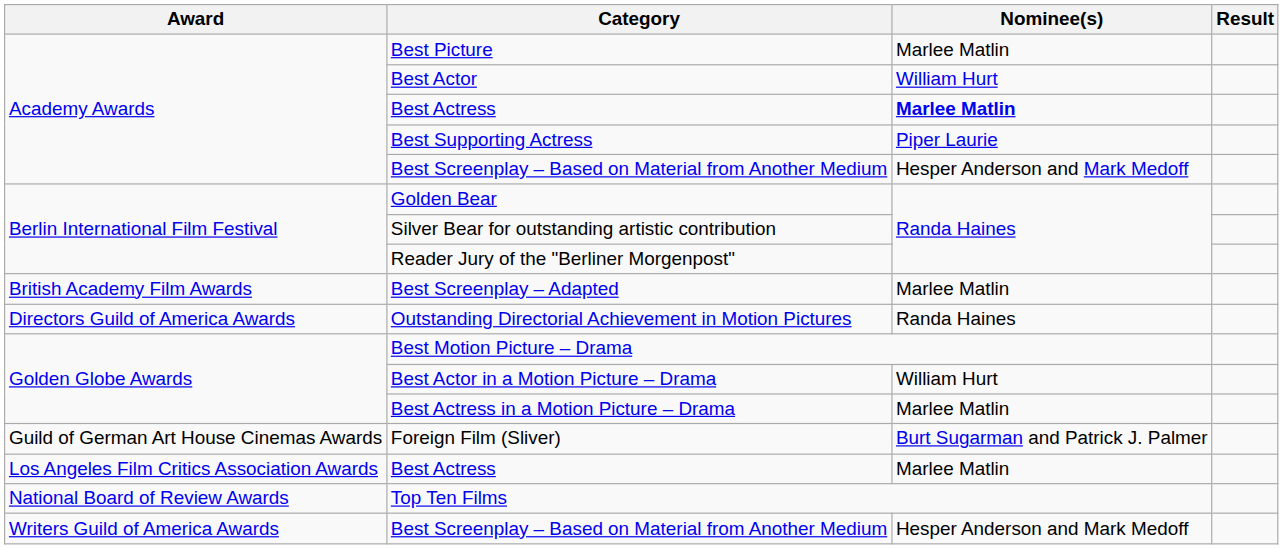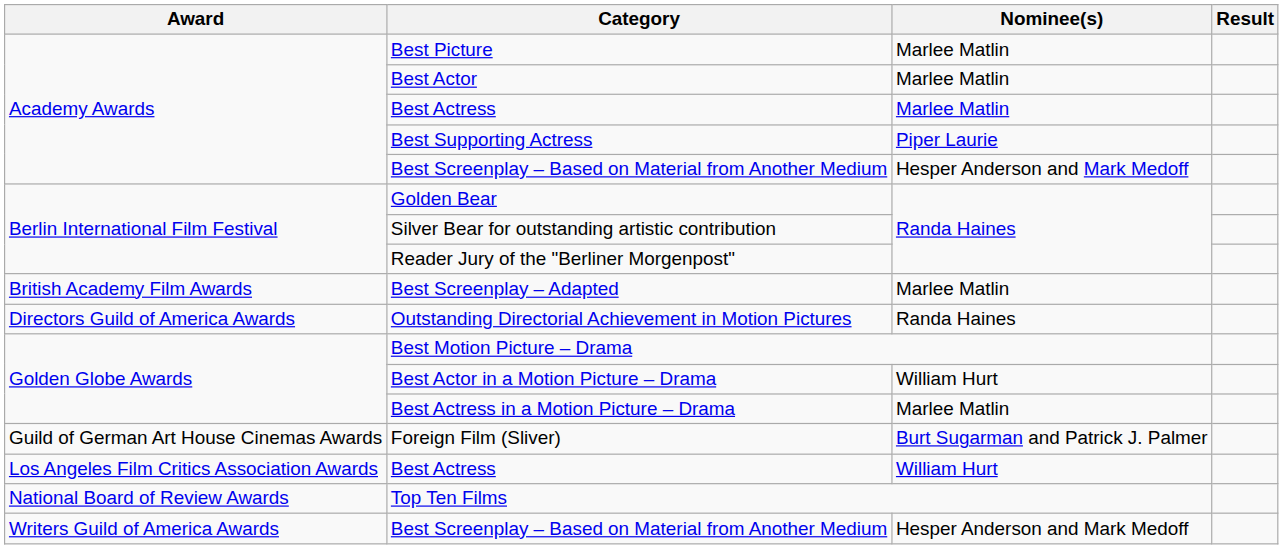(947, 79) William Hurt -> (953, 79) Marlee Matlin
(956, 109) bold -> (953, 109) normal
(953, 468) Marlee Matlin -> (947, 468) William Hurt
